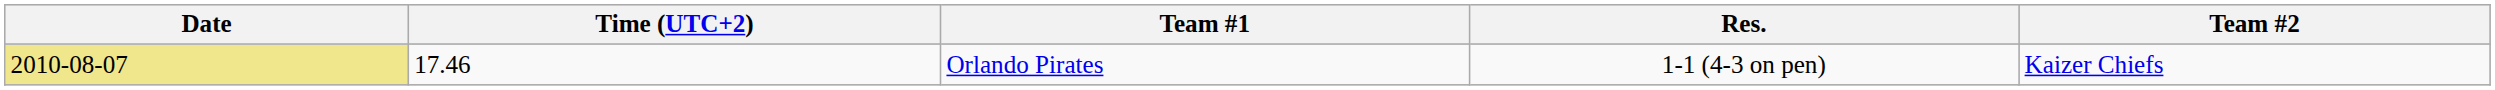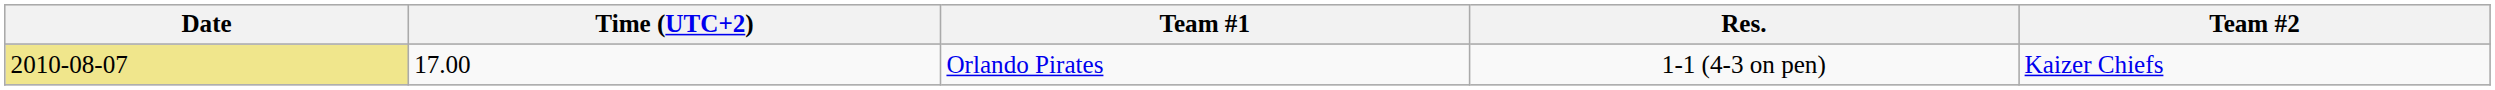(442, 64) 17.46 -> (442, 64) 17.00
